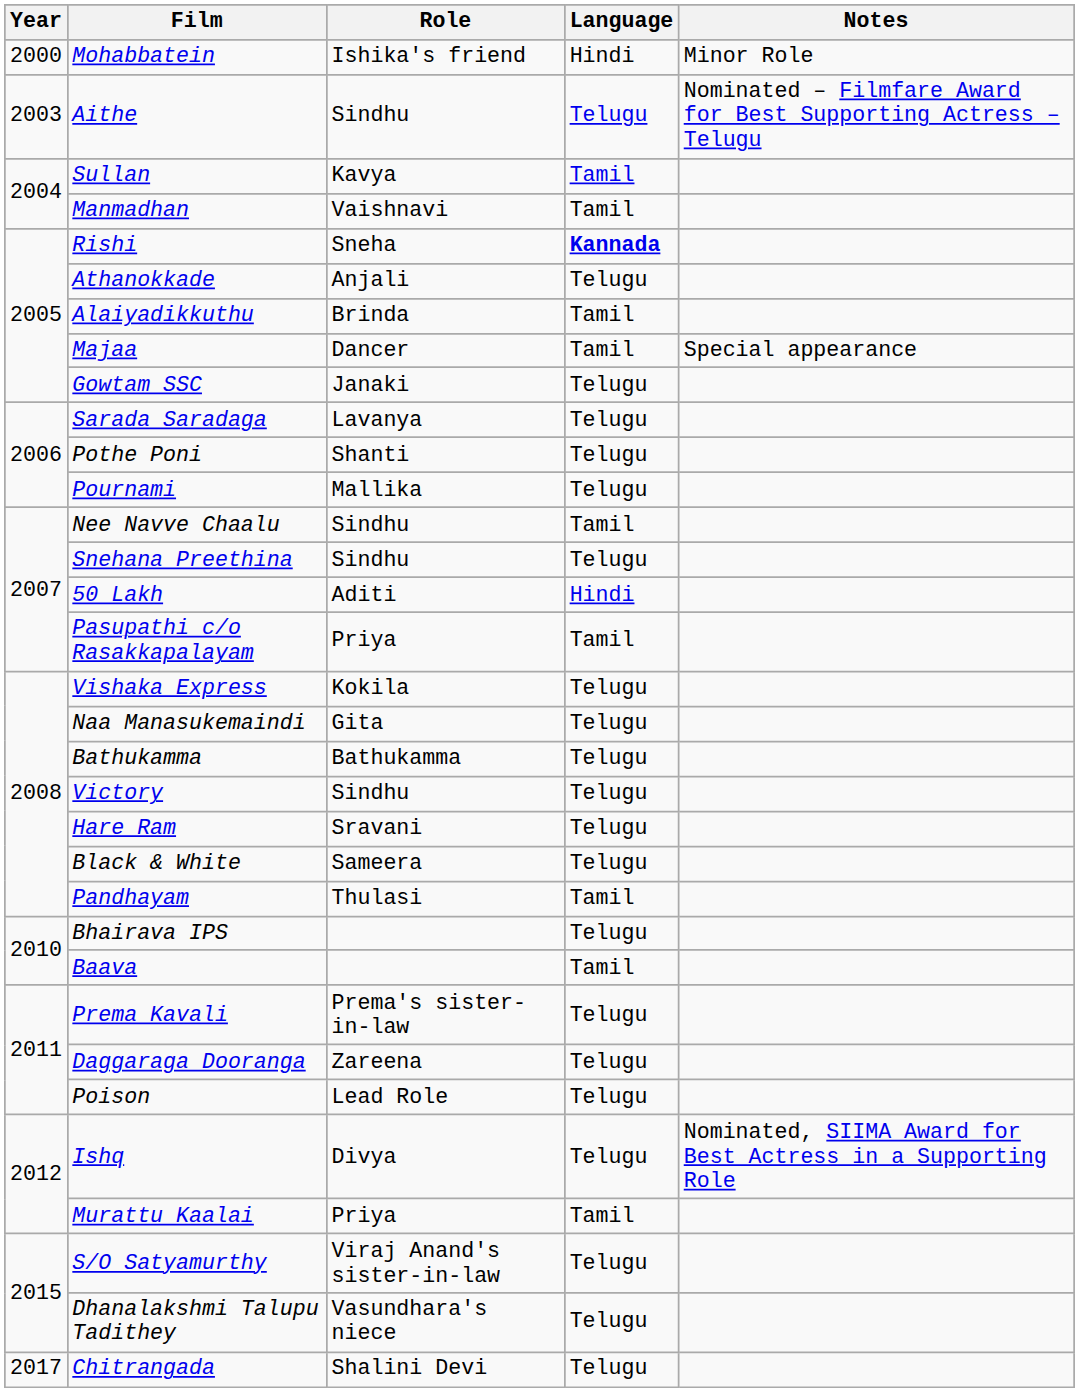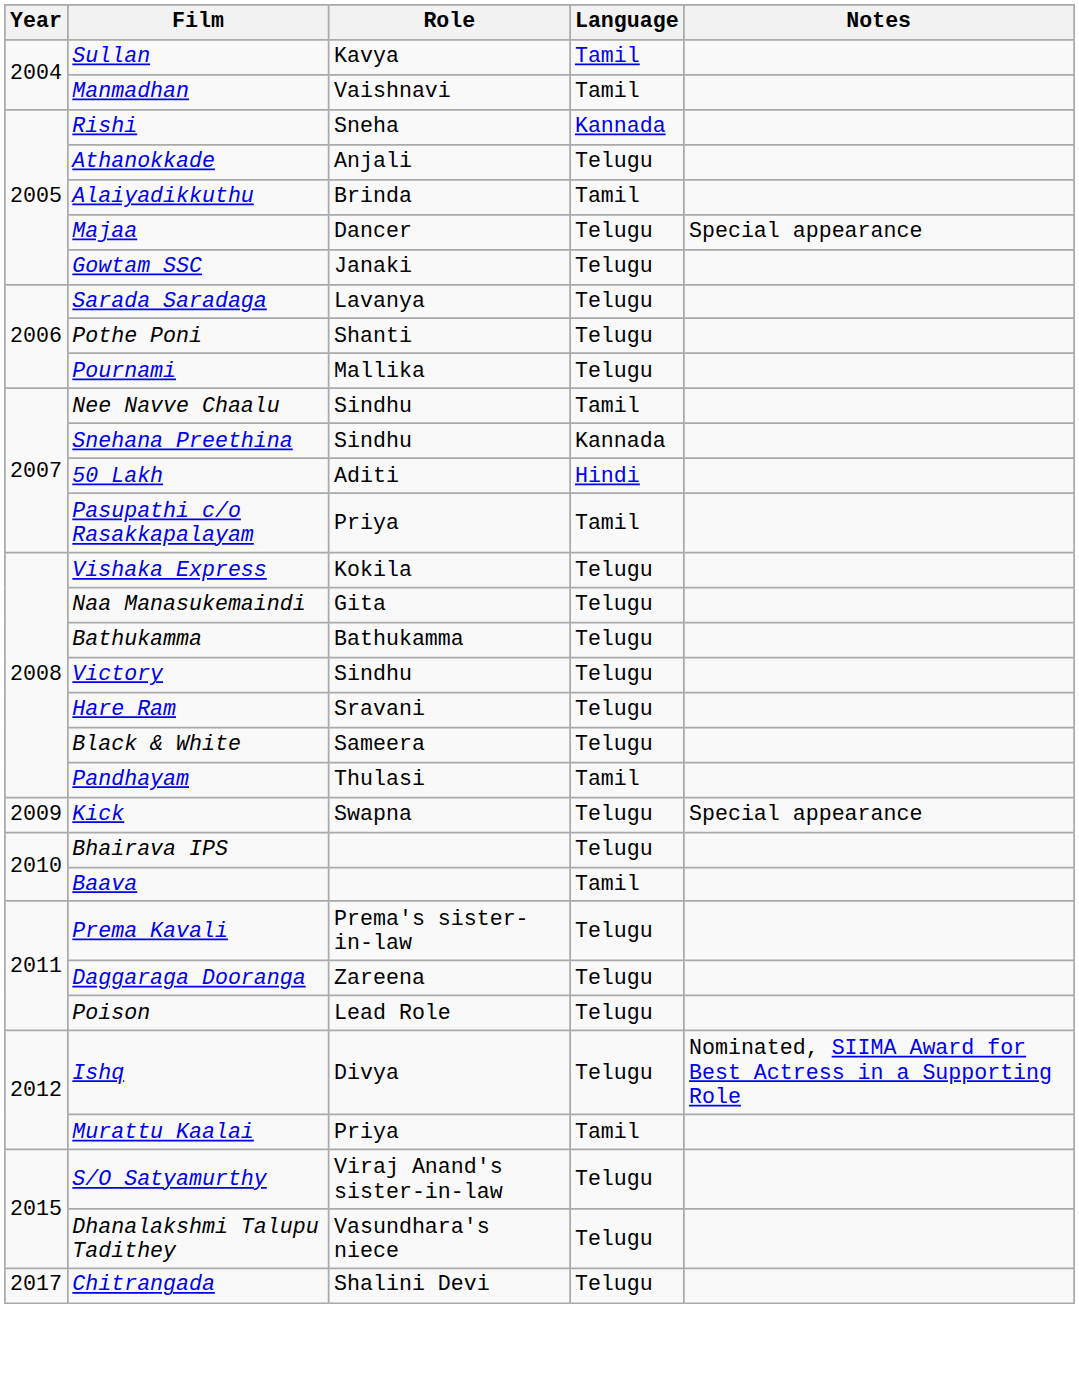- row: (144, 58)
- row: (105, 117)
(615, 246) bold -> (620, 127) normal
(602, 351) Tamil -> (614, 232) Telugu
(609, 560) Telugu -> (620, 441) Kannada
+ row: (98, 815)
